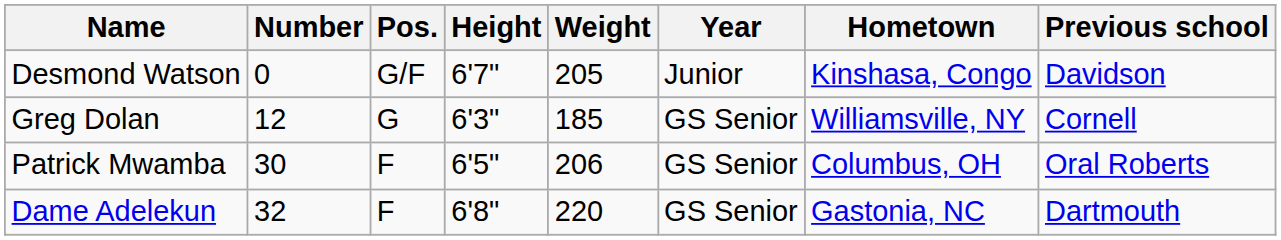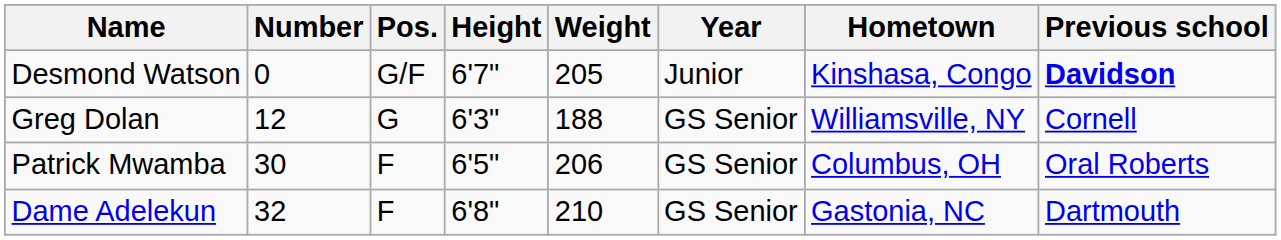(1105, 73) normal -> (1110, 73) bold
(579, 119) 185 -> (579, 119) 188
(579, 211) 220 -> (579, 211) 210
